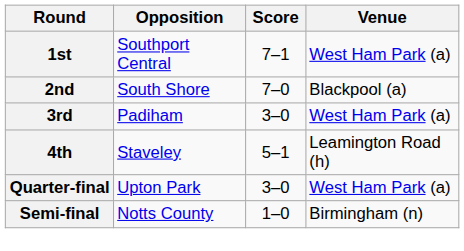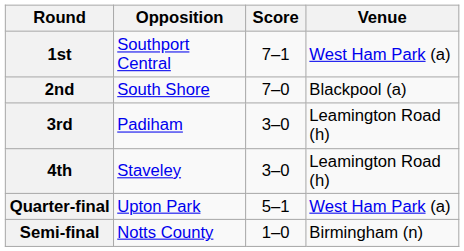(380, 116) West Ham Park (a) -> (375, 125) Leamington Road (h)
(276, 151) 5–1 -> (276, 170) 3–0
(276, 187) 3–0 -> (276, 206) 5–1
